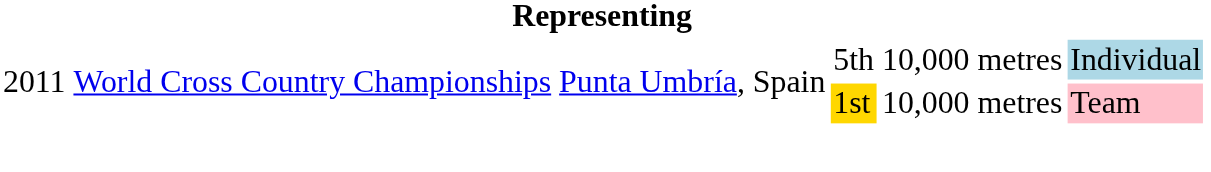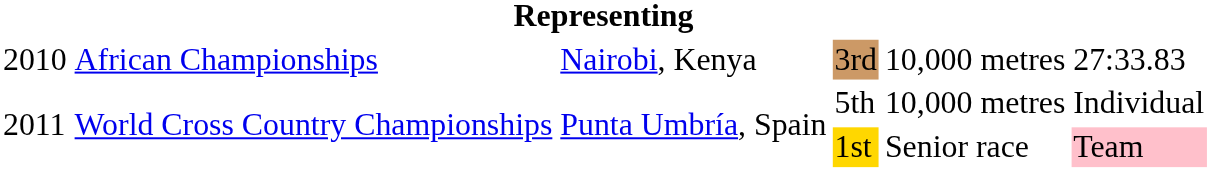+ row: (856, 59)
(1136, 59) lightblue background -> (1139, 102) no background
(972, 102) 10,000 metres -> (957, 146) Senior race
